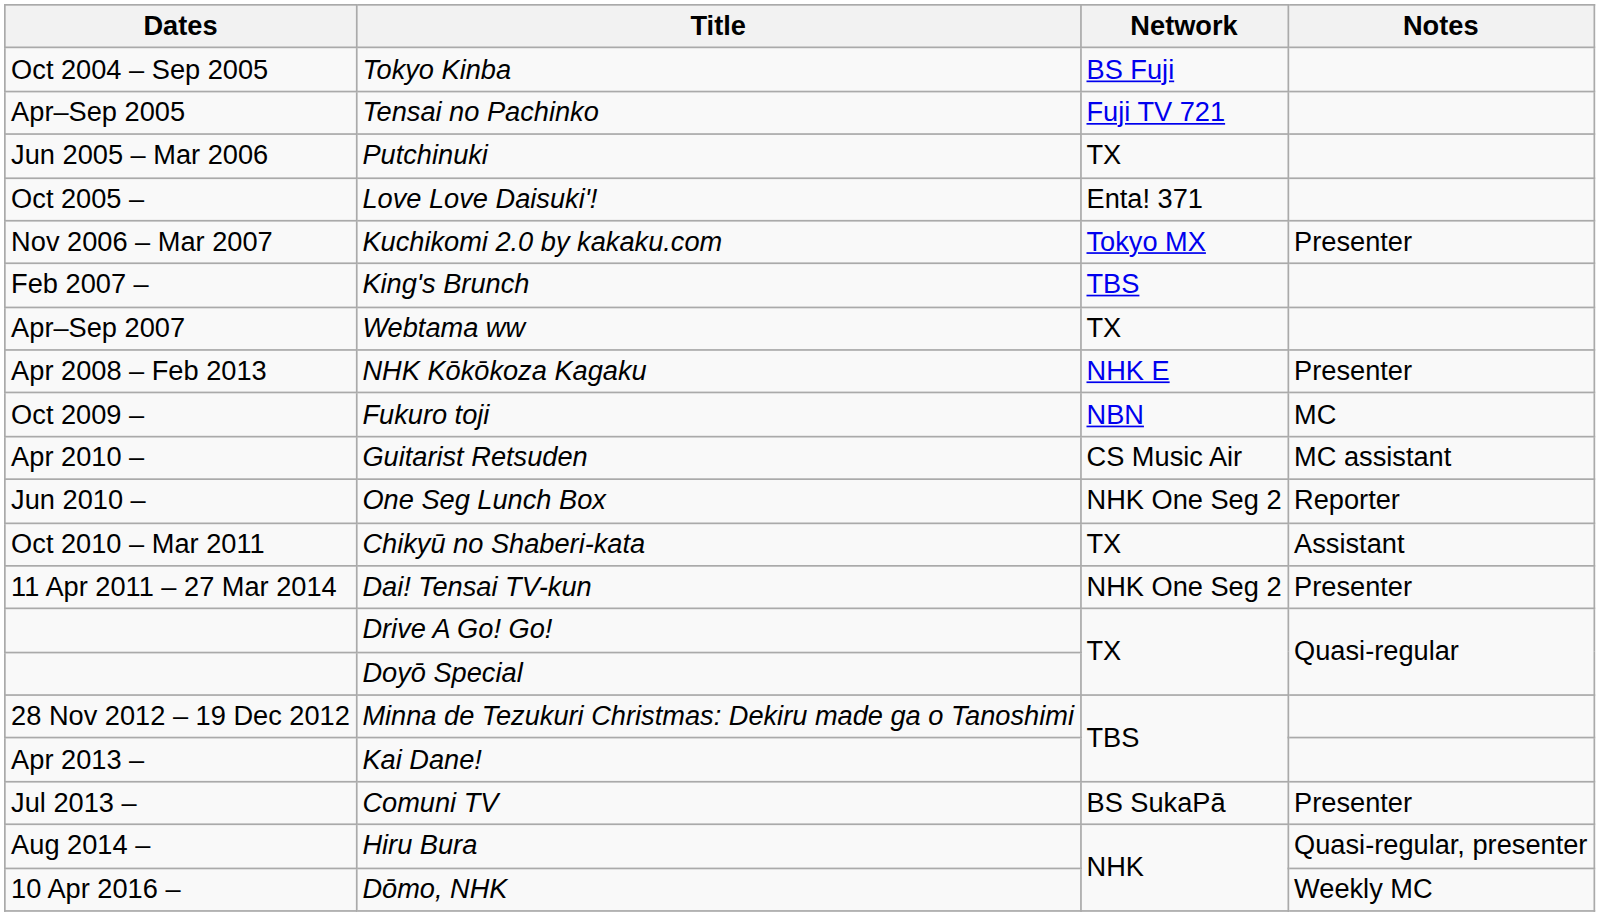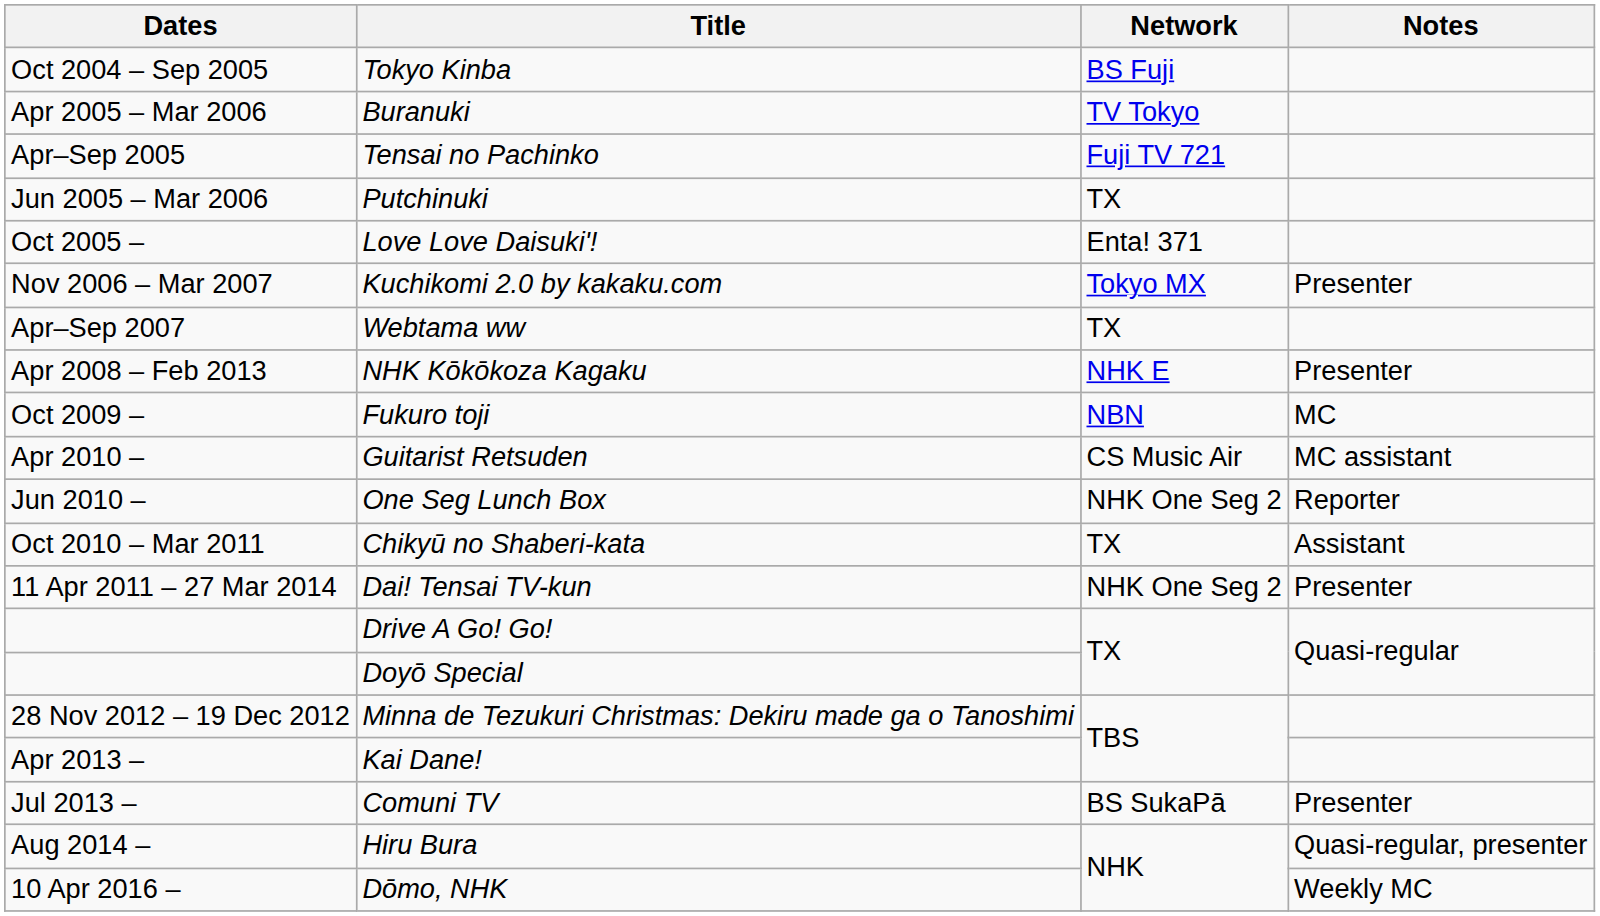+ row: (416, 112)
- row: (446, 284)
